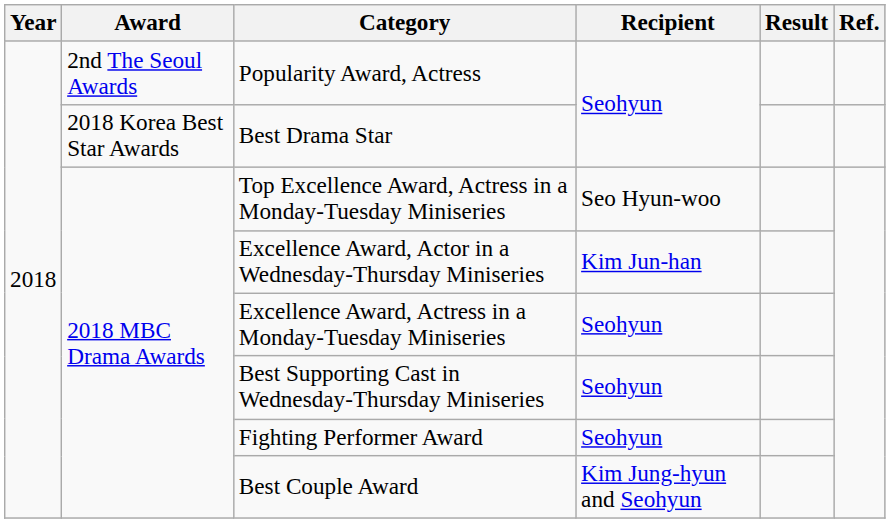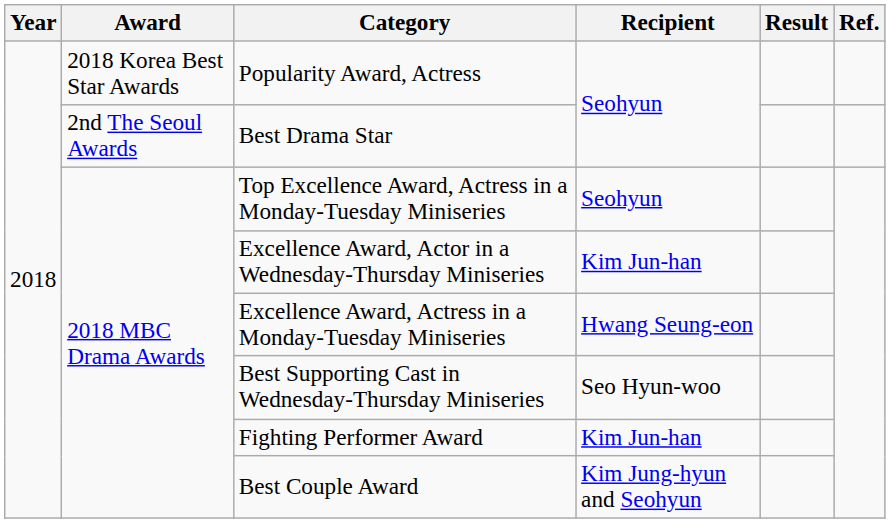(135, 72) 2nd The Seoul Awards -> (145, 72) 2018 Korea Best Star Awards
(145, 135) 2018 Korea Best Star Awards -> (135, 135) 2nd The Seoul Awards
(651, 198) Seo Hyun-woo -> (622, 198) Seohyun
(622, 324) Seohyun -> (667, 324) Hwang Seung-eon
(622, 387) Seohyun -> (651, 387) Seo Hyun-woo
(622, 437) Seohyun -> (641, 437) Kim Jun-han
